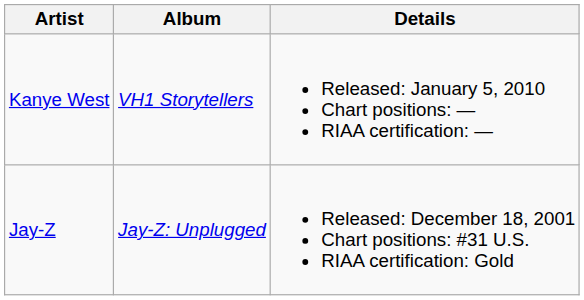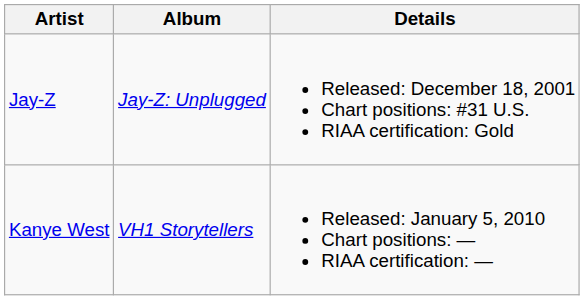rows swapped: (32, 229) <-> (59, 99)
